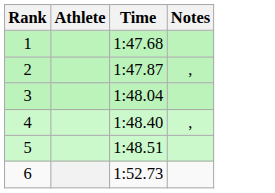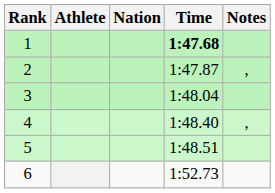+ column: (137, 17)
(138, 43) normal -> (194, 43) bold
